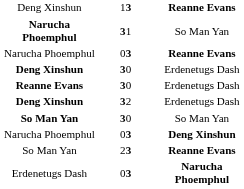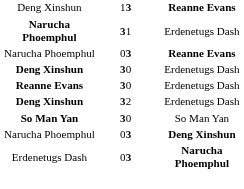(202, 30) So Man Yan -> (202, 30) Erdenetugs Dash
- row: (49, 150)
